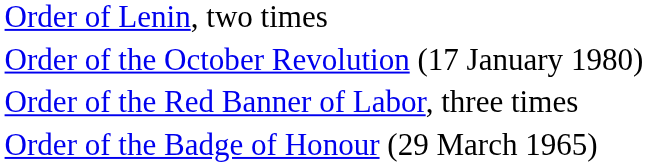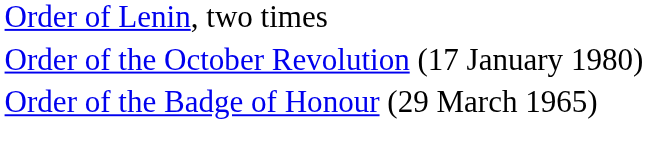- row: (291, 102)
